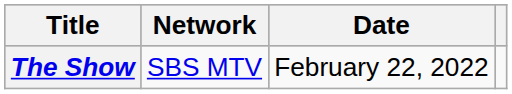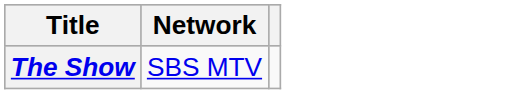- column: (381, 25)
